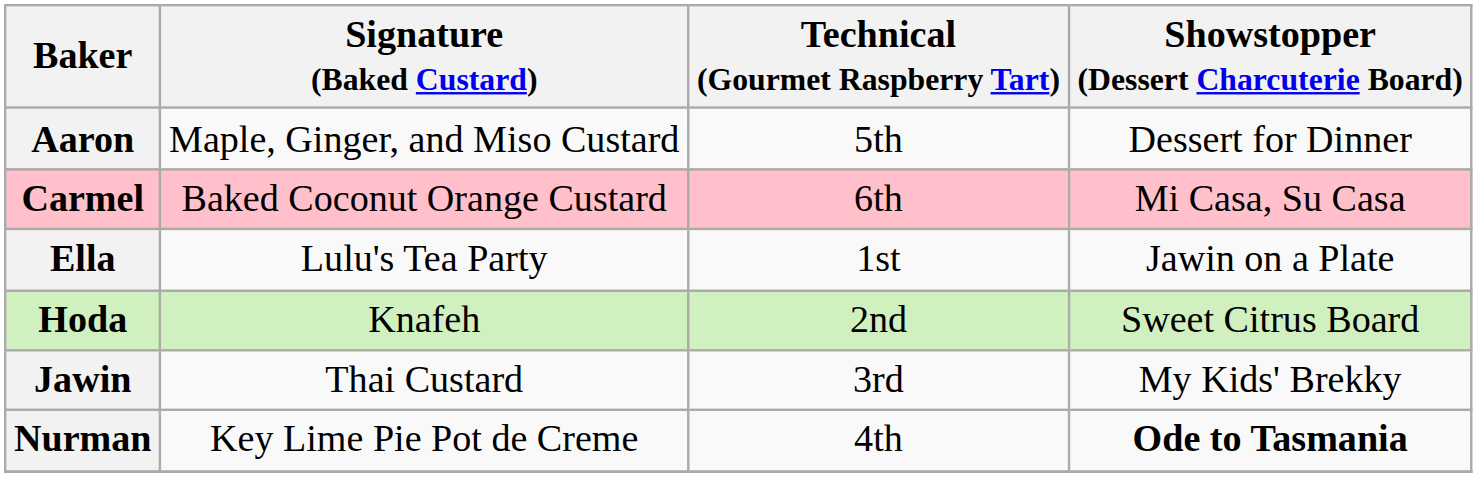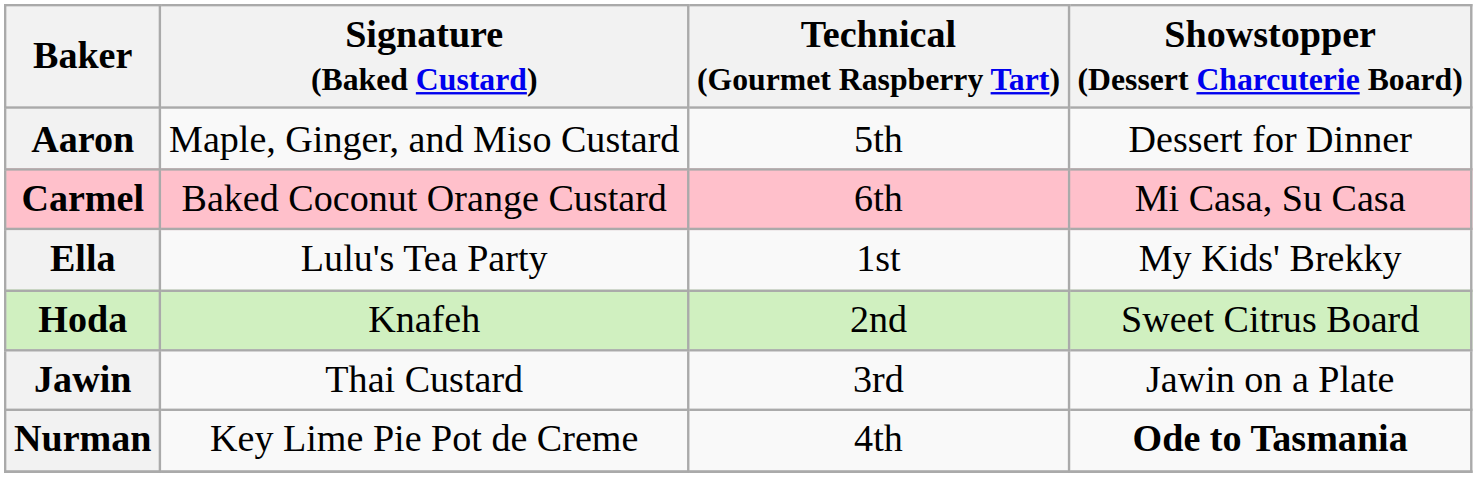(1270, 258) Jawin on a Plate -> (1270, 258) My Kids' Brekky
(1270, 379) My Kids' Brekky -> (1270, 379) Jawin on a Plate
